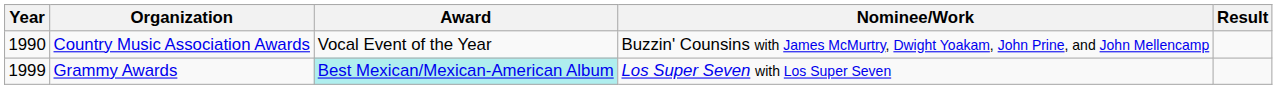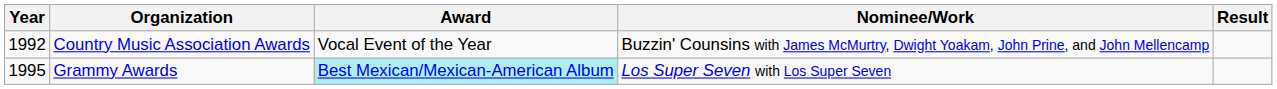(27, 44) 1990 -> (27, 44) 1992
(27, 71) 1999 -> (27, 71) 1995
